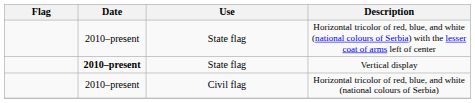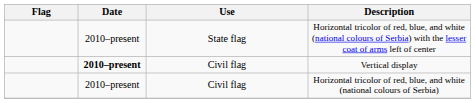(227, 64) State flag -> (227, 64) Civil flag
